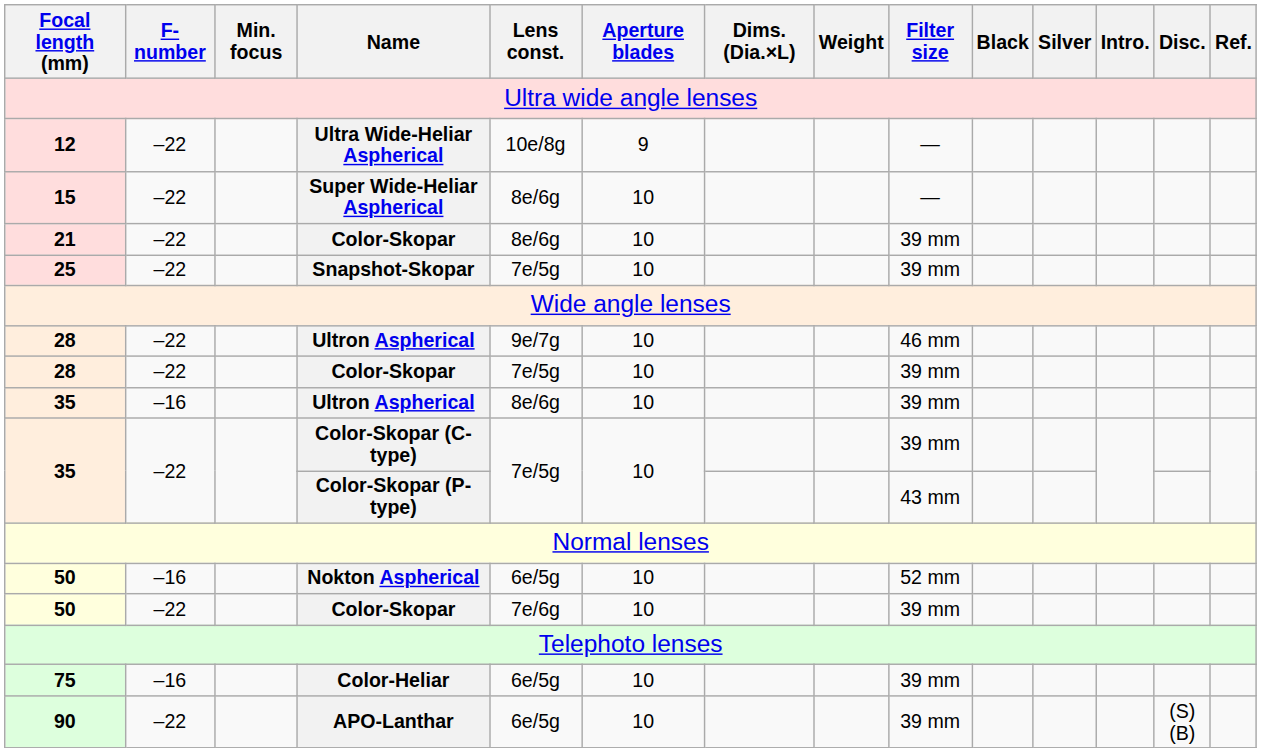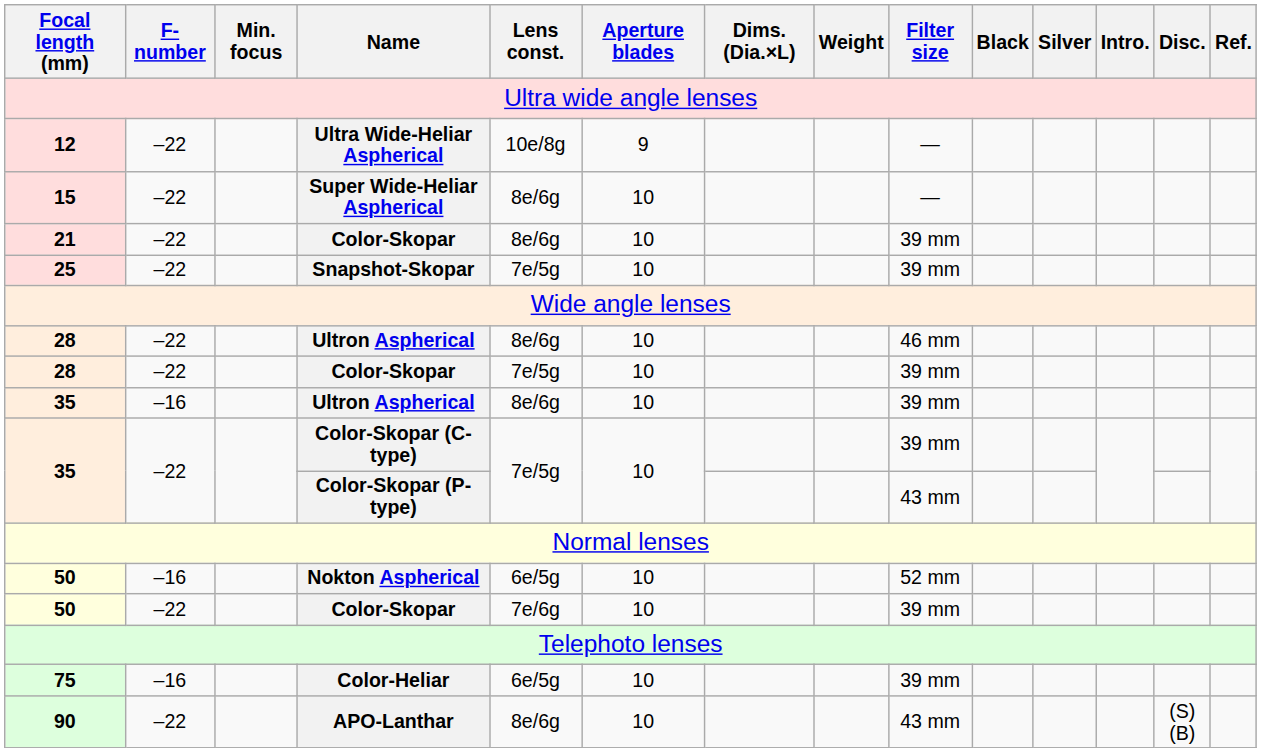(535, 341) 9e/7g -> (535, 341) 8e/6g
(535, 721) 6e/5g -> (535, 721) 8e/6g
(930, 721) 39 mm -> (930, 721) 43 mm
